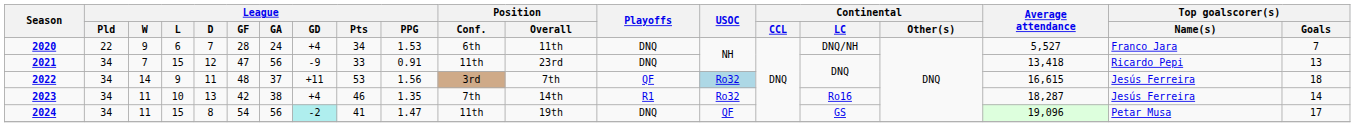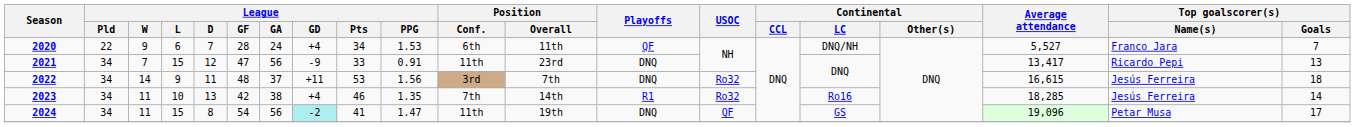(648, 46) DNQ -> (648, 46) QF
(1046, 63) 13,418 -> (1046, 63) 13,417
(648, 79) QF -> (648, 79) DNQ
(728, 79) lightblue background -> (728, 79) no background
(1046, 96) 18,287 -> (1046, 96) 18,285
